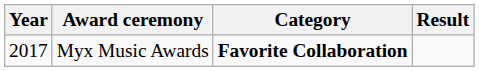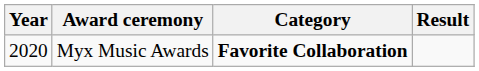(28, 50) 2017 -> (28, 50) 2020
